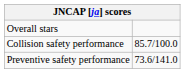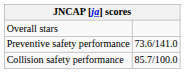rows swapped: (65, 44) <-> (68, 60)
